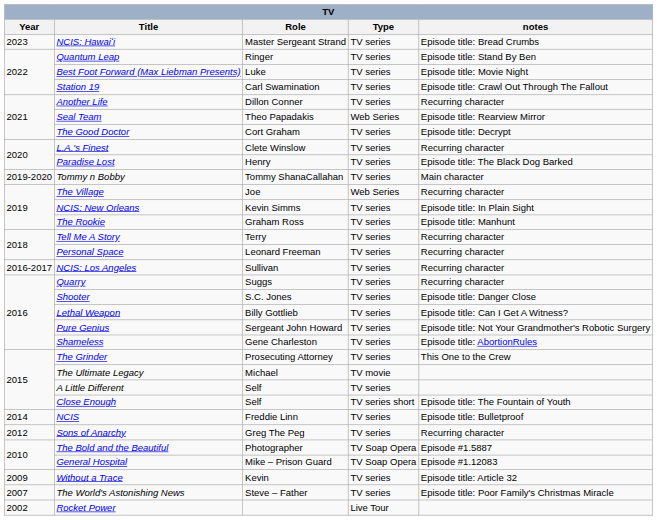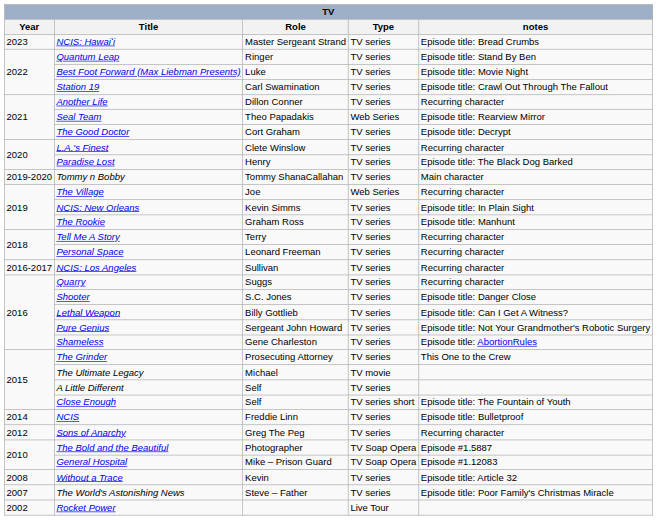(17, 478) 2009 -> (17, 478) 2008
